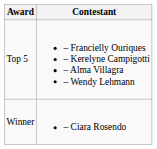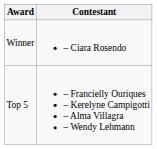rows swapped: (20, 122) <-> (17, 59)
